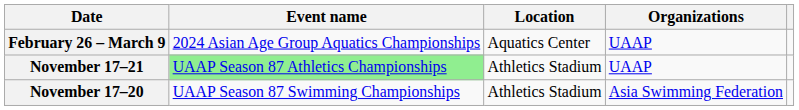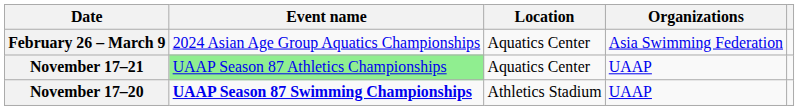(630, 42) UAAP -> (696, 42) Asia Swimming Federation
(544, 67) Athletics Stadium -> (539, 67) Aquatics Center
(316, 92) normal -> (322, 92) bold
(696, 92) Asia Swimming Federation -> (630, 92) UAAP
